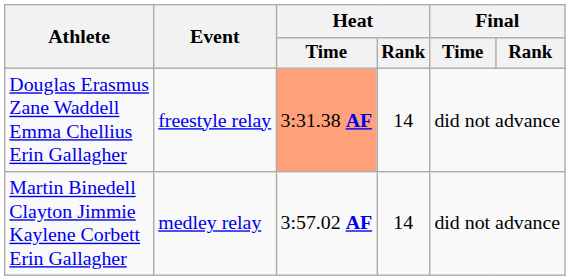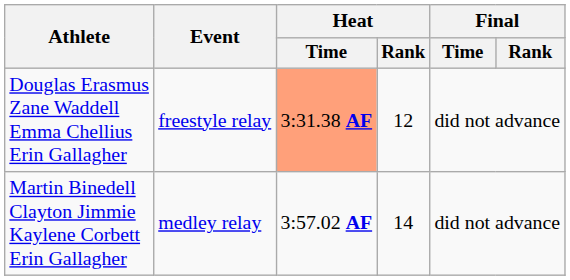(403, 120) 14 -> (403, 120) 12
